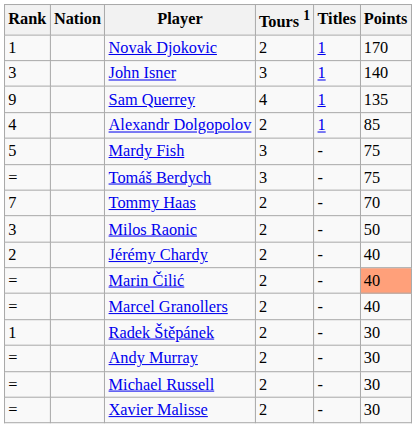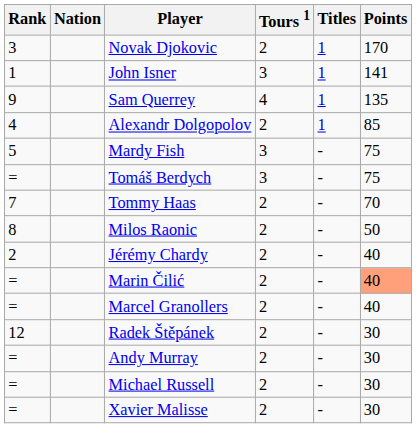(12, 47) 1 -> (12, 47) 3
(12, 73) 3 -> (12, 73) 1
(376, 73) 140 -> (376, 73) 141
(12, 228) 3 -> (12, 228) 8
(12, 332) 1 -> (16, 332) 12
